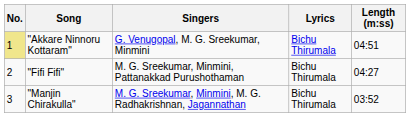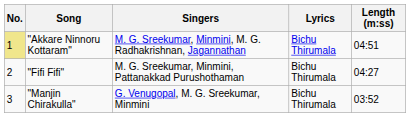(187, 45) G. Venugopal, M. G. Sreekumar, Minmini -> (188, 45) M. G. Sreekumar, Minmini, M. G. Radhakrishnan, Jagannathan
(188, 99) M. G. Sreekumar, Minmini, M. G. Radhakrishnan, Jagannathan -> (187, 99) G. Venugopal, M. G. Sreekumar, Minmini
